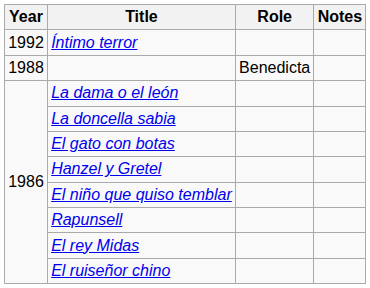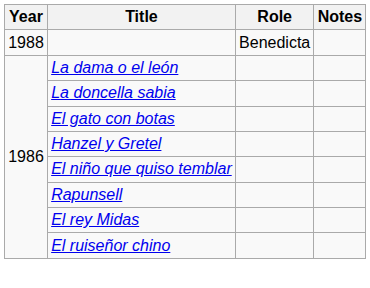- row: (94, 42)
